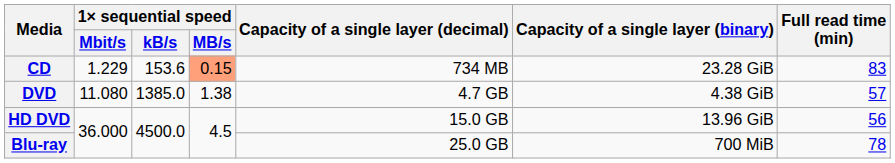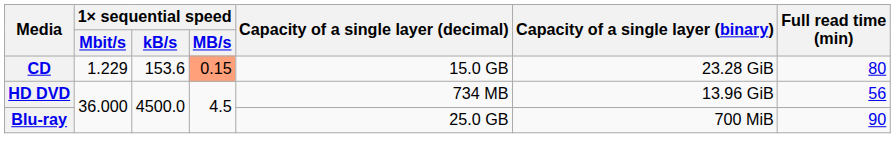(481, 68) 734 MB -> (479, 68) 15.0 GB
(877, 68) 83 -> (877, 68) 80
- row: (39, 94)
(479, 119) 15.0 GB -> (481, 94) 734 MB
(877, 145) 78 -> (877, 119) 90
